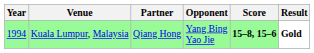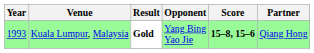columns swapped: (157, 12) <-> (294, 12)
(16, 34) 1994 -> (16, 34) 1993
